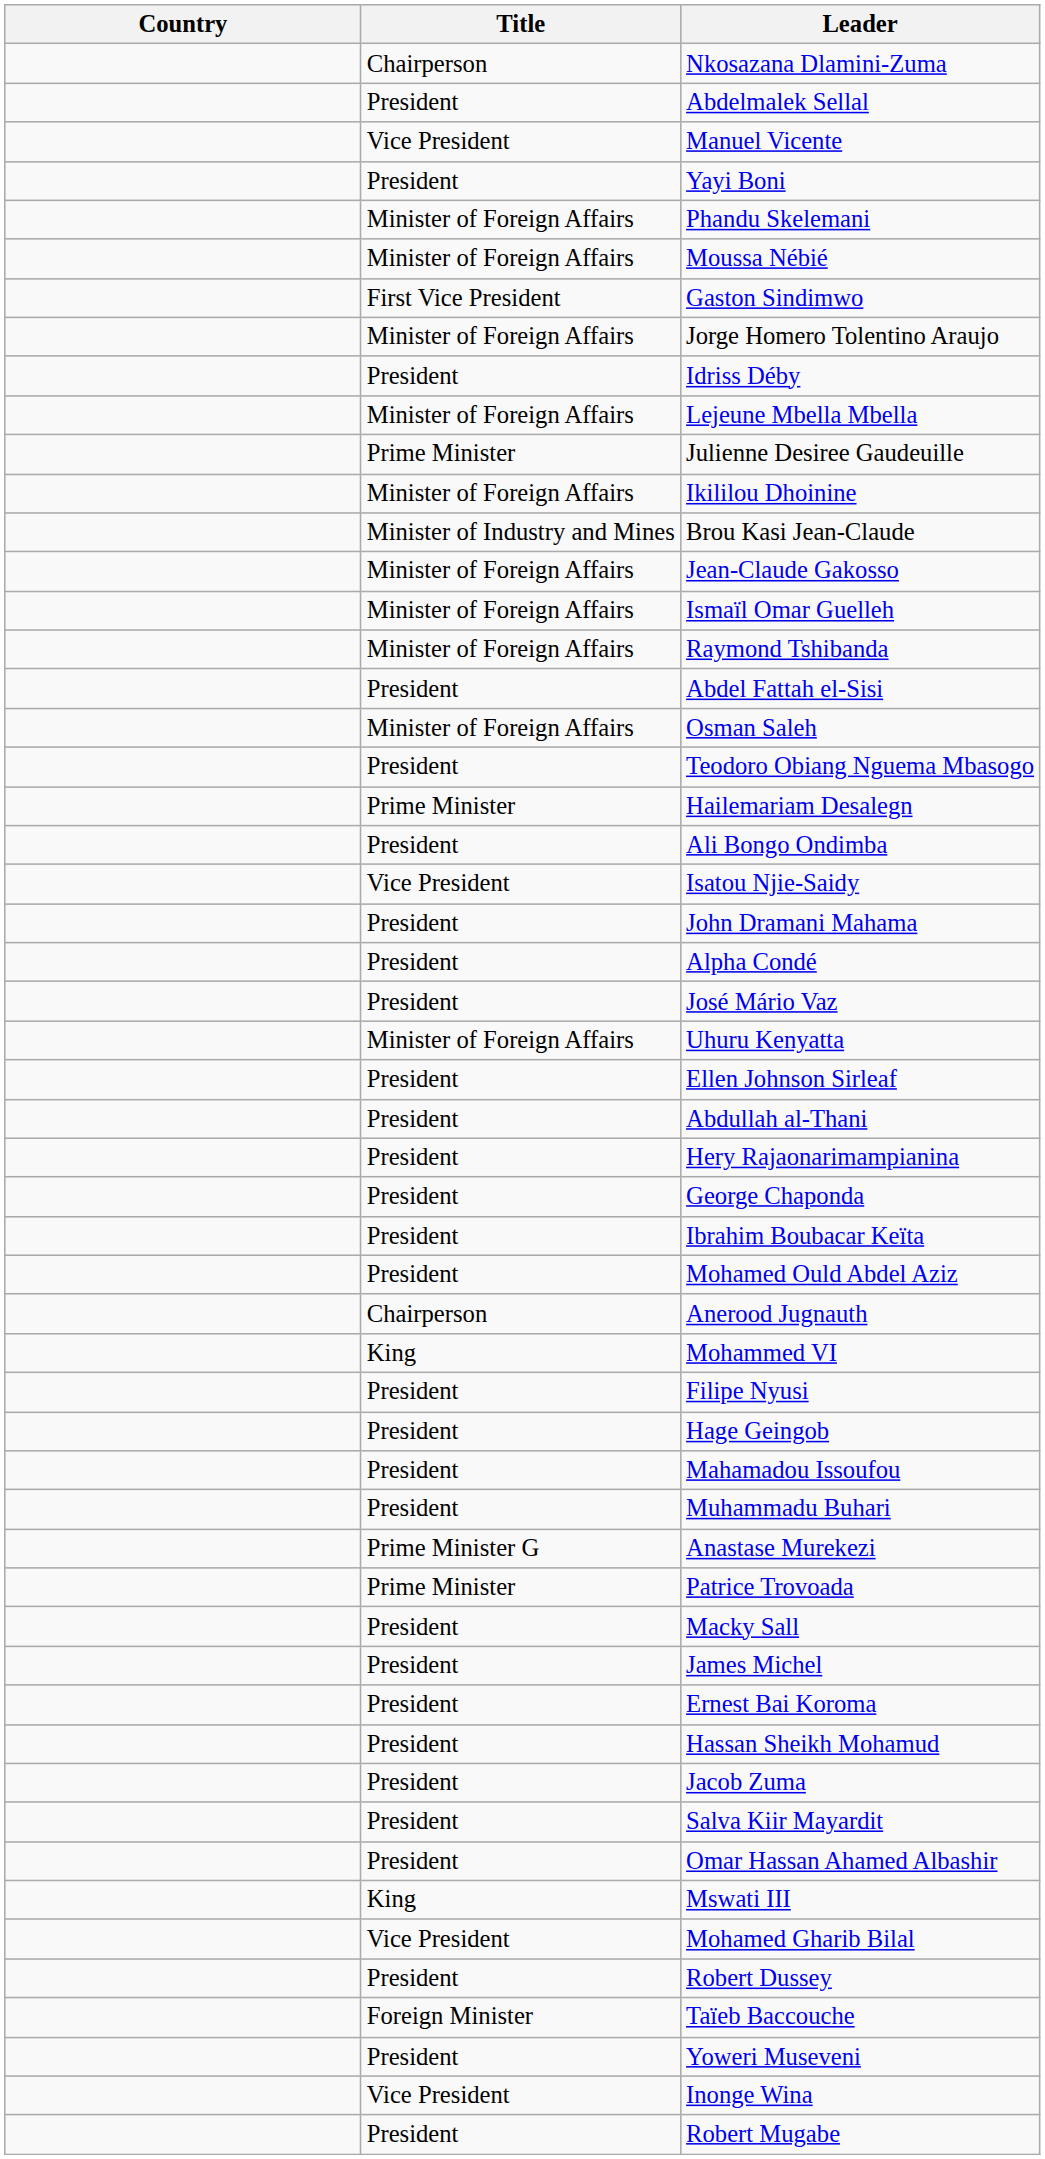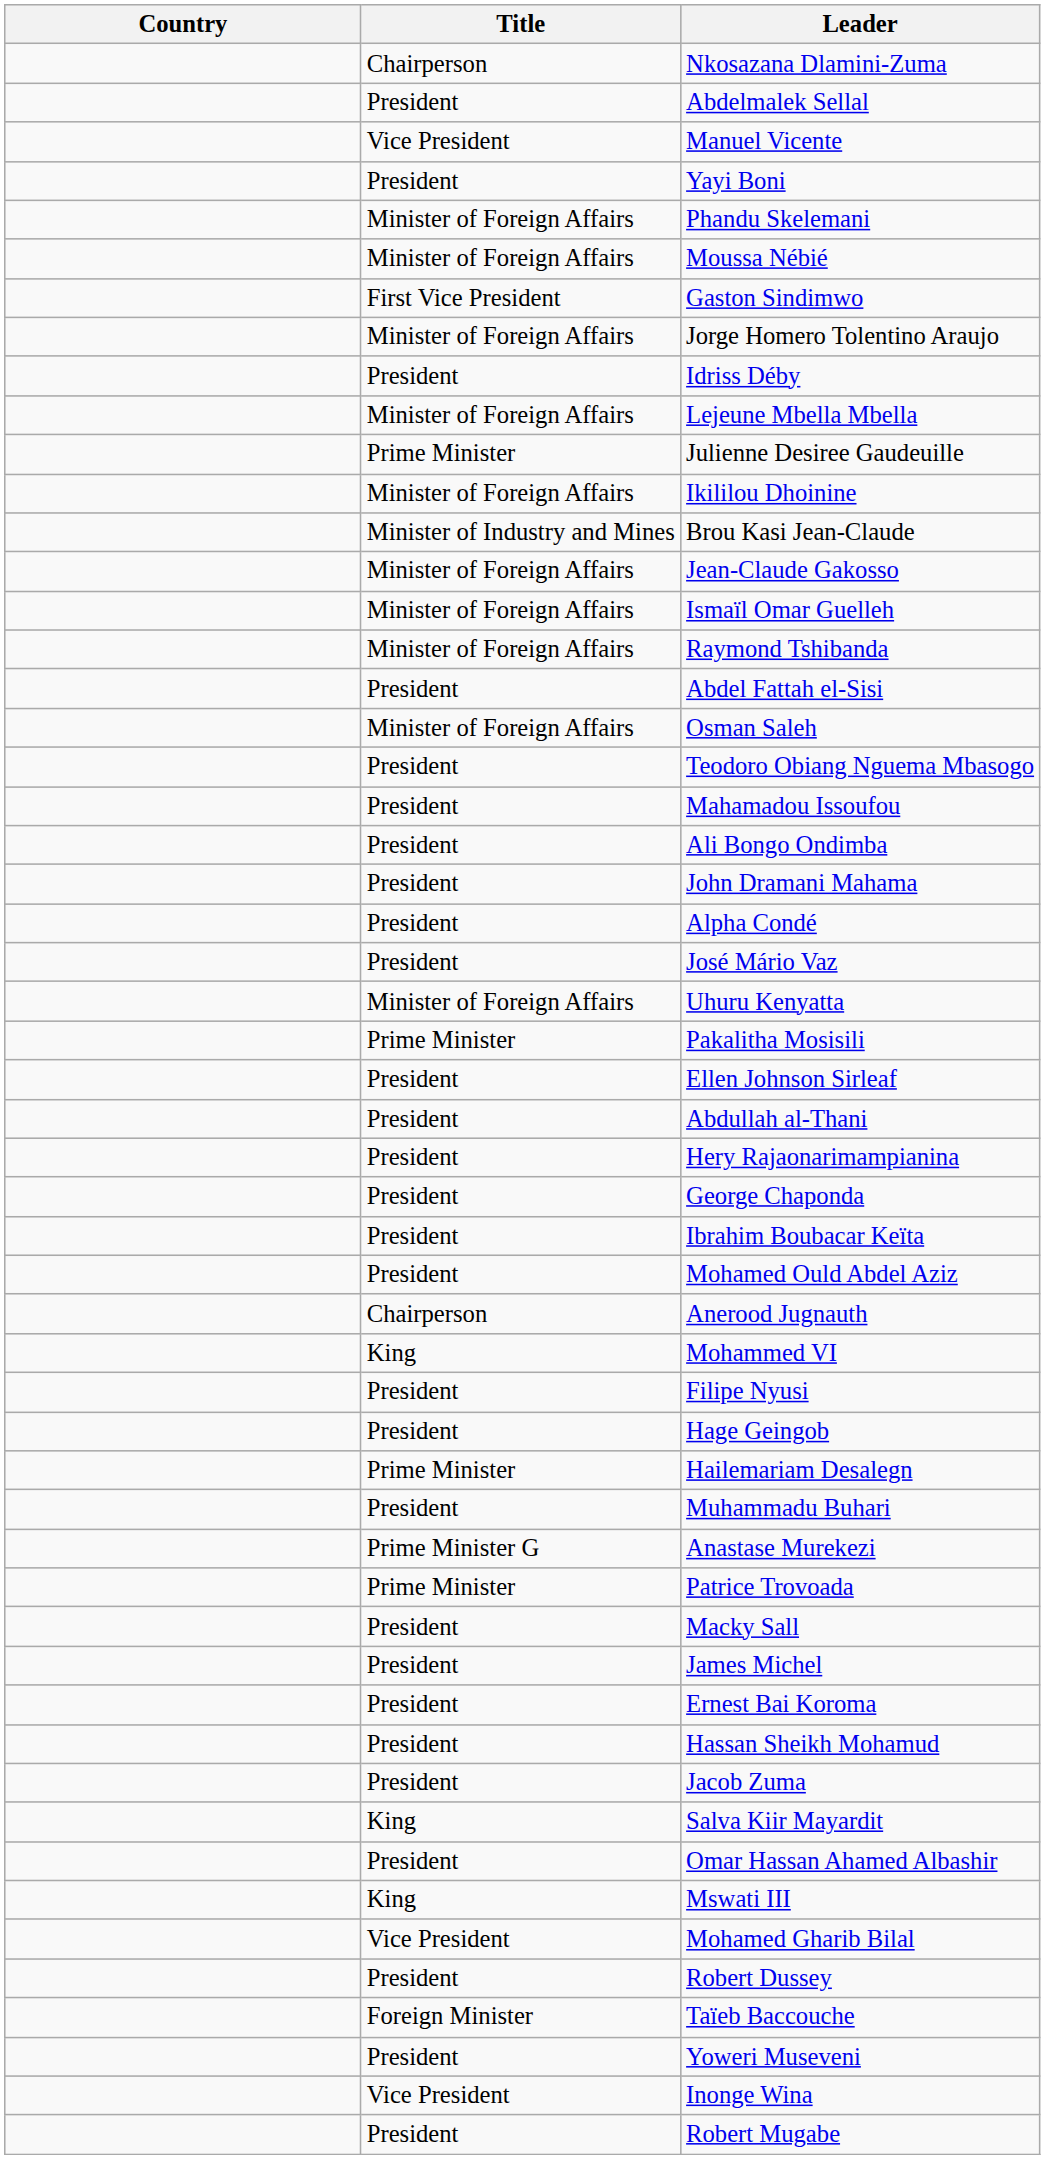rows swapped: (799, 805) <-> (793, 1469)
- row: (773, 883)
+ row: (775, 1040)
(413, 1821) President -> (391, 1821) King
